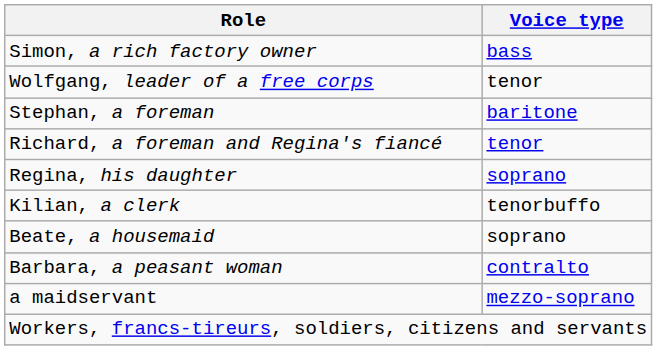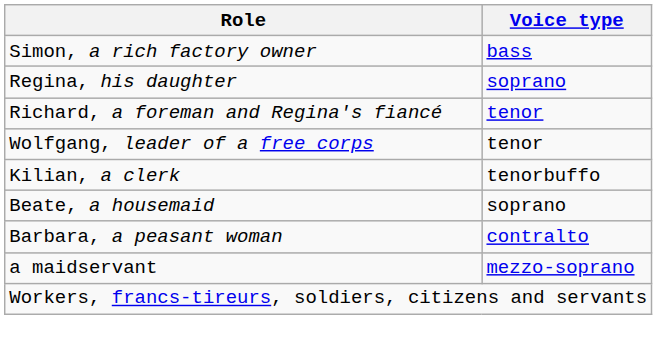rows swapped: (123, 175) <-> (191, 82)
- row: (112, 113)
